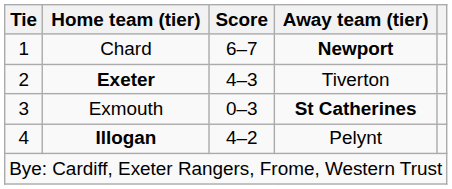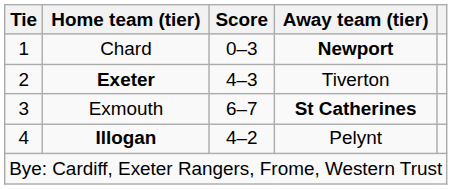(242, 49) 6–7 -> (242, 49) 0–3
(242, 109) 0–3 -> (242, 109) 6–7
